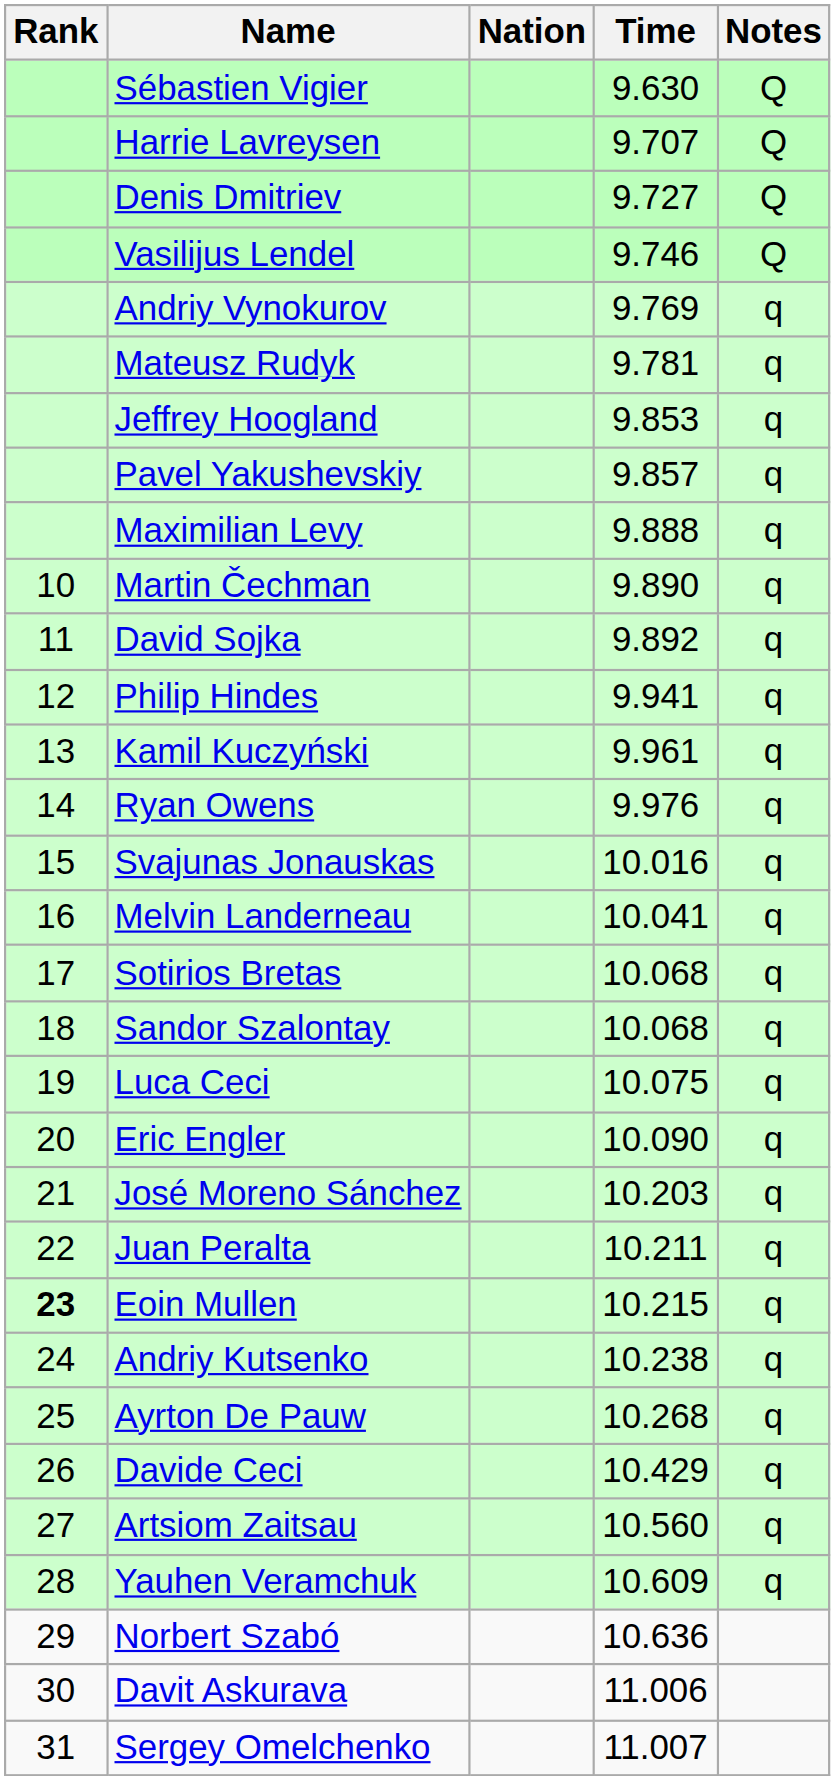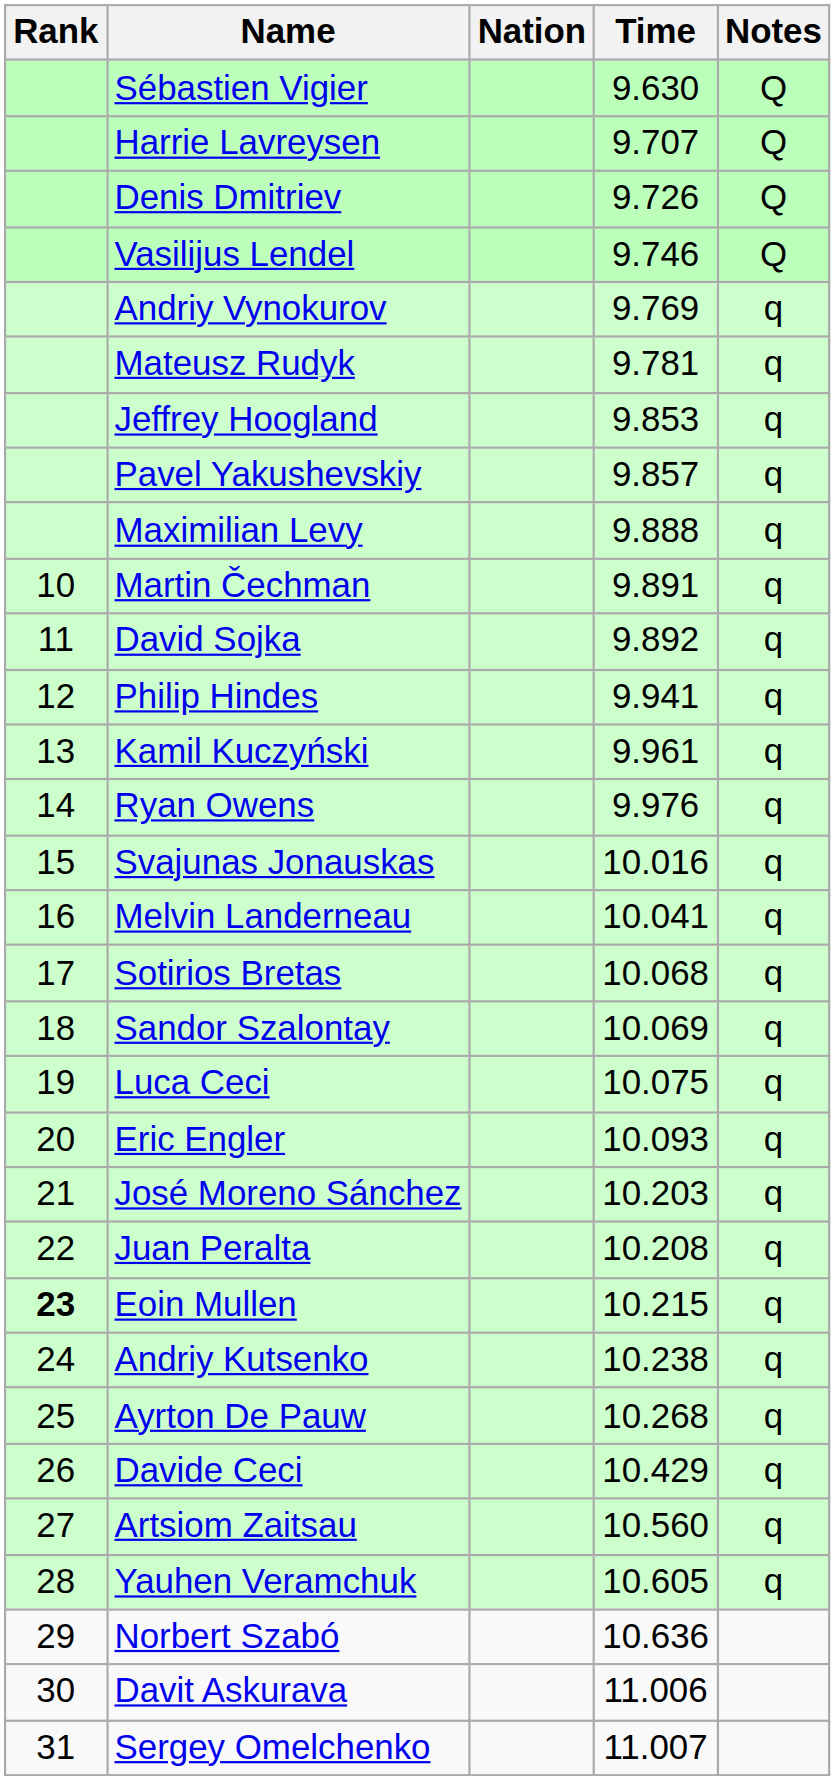(656, 198) 9.727 -> (656, 198) 9.726
(656, 585) 9.890 -> (656, 585) 9.891
(656, 1027) 10.068 -> (656, 1027) 10.069
(656, 1138) 10.090 -> (656, 1138) 10.093
(656, 1249) 10.211 -> (656, 1249) 10.208
(656, 1581) 10.609 -> (656, 1581) 10.605
